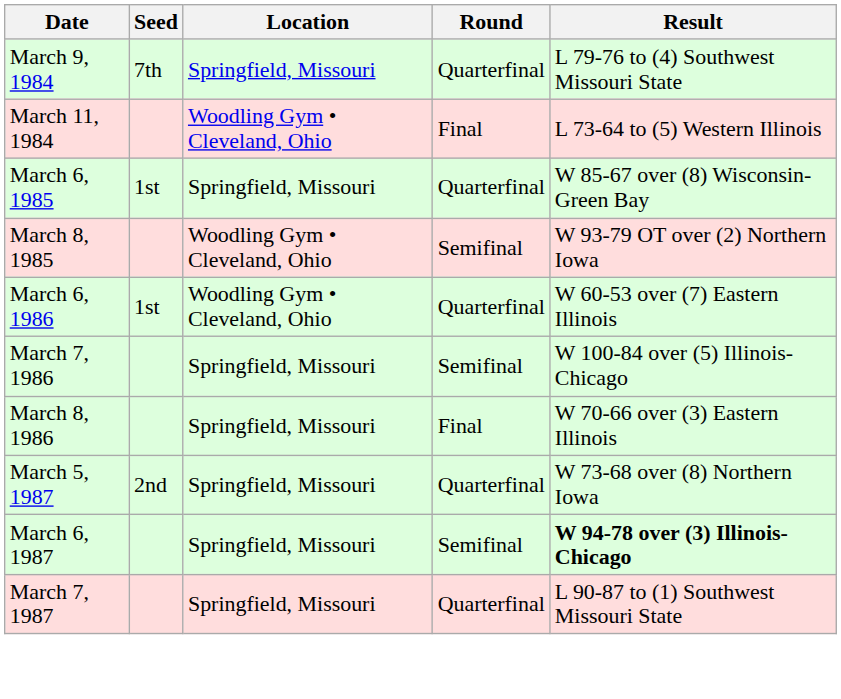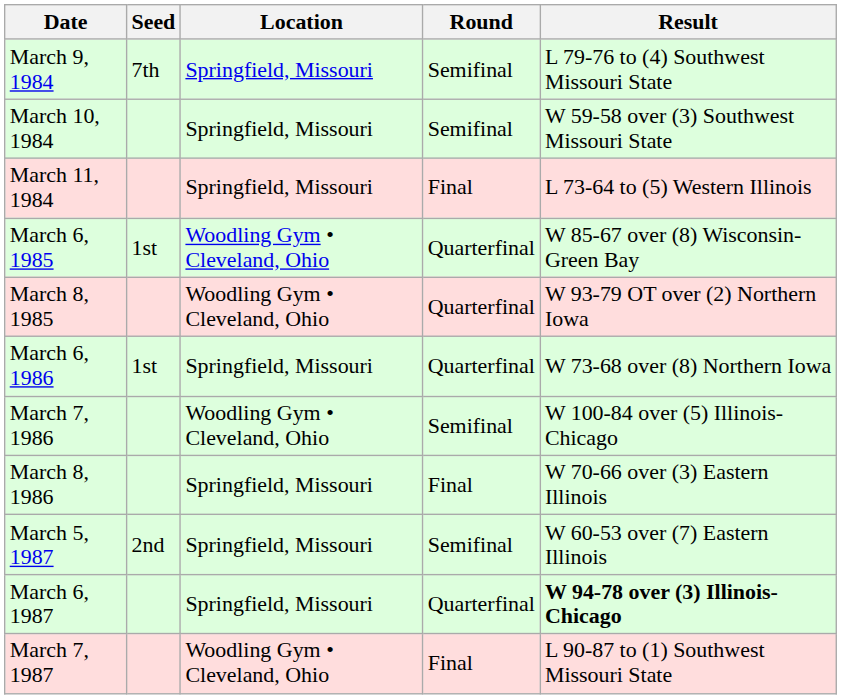(491, 68) Quarterfinal -> (470, 68) Semifinal
+ row: (55, 128)
(262, 128) Woodling Gym • Cleveland, Ohio -> (279, 187) Springfield, Missouri
(282, 187) Springfield, Missouri -> (260, 247) Woodling Gym • Cleveland, Ohio
(480, 247) Semifinal -> (481, 306) Quarterfinal
(262, 306) Woodling Gym • Cleveland, Ohio -> (279, 366) Springfield, Missouri
(667, 306) W 60-53 over (7) Eastern Illinois -> (688, 366) W 73-68 over (8) Northern Iowa
(282, 366) Springfield, Missouri -> (260, 425) Woodling Gym • Cleveland, Ohio
(491, 484) Quarterfinal -> (470, 544) Semifinal
(673, 484) W 73-68 over (8) Northern Iowa -> (657, 544) W 60-53 over (7) Eastern Illinois
(480, 544) Semifinal -> (481, 603) Quarterfinal
(282, 603) Springfield, Missouri -> (260, 663) Woodling Gym • Cleveland, Ohio
(491, 603) Quarterfinal -> (450, 663) Final
